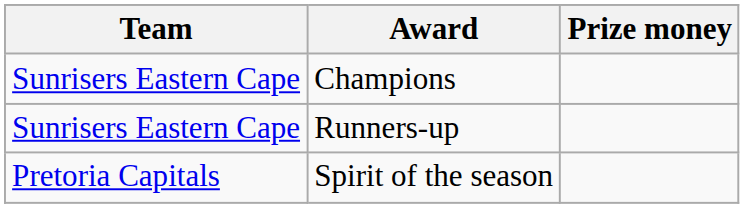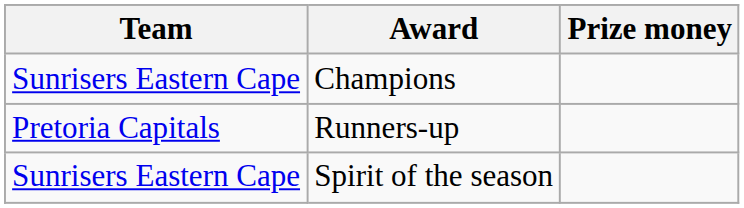(156, 127) Sunrisers Eastern Cape -> (116, 127) Pretoria Capitals
(116, 176) Pretoria Capitals -> (156, 176) Sunrisers Eastern Cape
